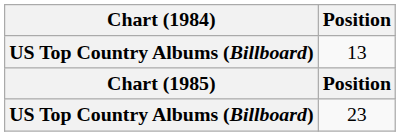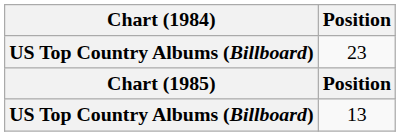rows swapped: (357, 51) <-> (357, 114)
